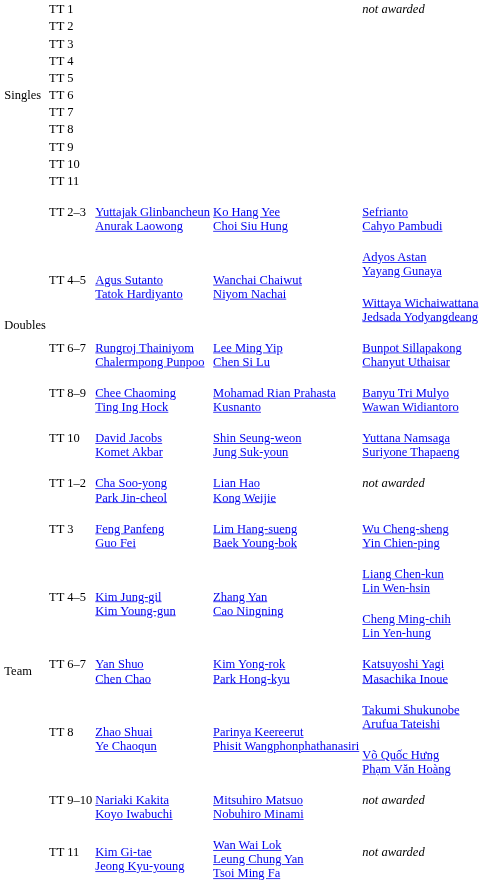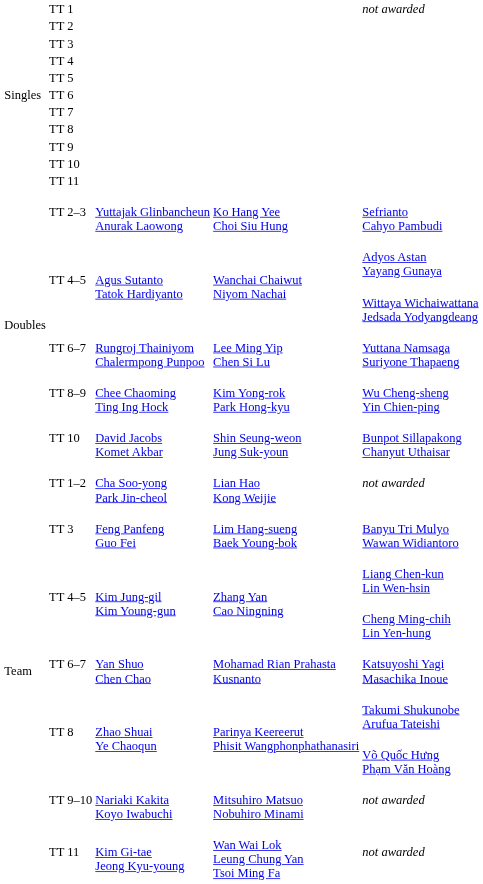(412, 355) Bunpot Sillapakong Chanyut Uthaisar -> (411, 355) Yuttana Namsaga Suriyone Thapaeng
(274, 400) Mohamad Rian Prahasta Kusnanto -> (251, 400) Kim Yong-rok Park Hong-kyu
(411, 400) Banyu Tri Mulyo Wawan Widiantoro -> (406, 400) Wu Cheng-sheng Yin Chien-ping
(411, 445) Yuttana Namsaga Suriyone Thapaeng -> (412, 445) Bunpot Sillapakong Chanyut Uthaisar
(406, 535) Wu Cheng-sheng Yin Chien-ping -> (411, 535) Banyu Tri Mulyo Wawan Widiantoro
(251, 671) Kim Yong-rok Park Hong-kyu -> (274, 671) Mohamad Rian Prahasta Kusnanto
